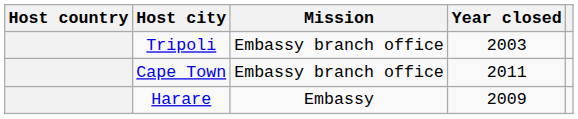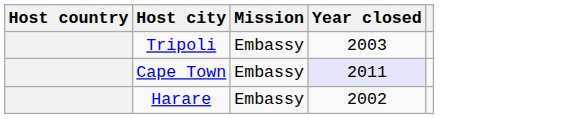(339, 45) Embassy branch office -> (269, 45) Embassy
(339, 72) Embassy branch office -> (269, 72) Embassy
(507, 72) no background -> (367, 72) lavender background
(507, 100) 2009 -> (367, 100) 2002
